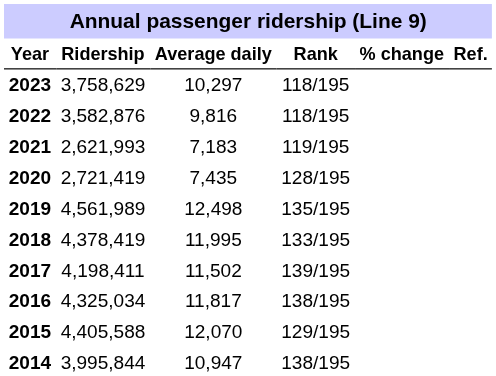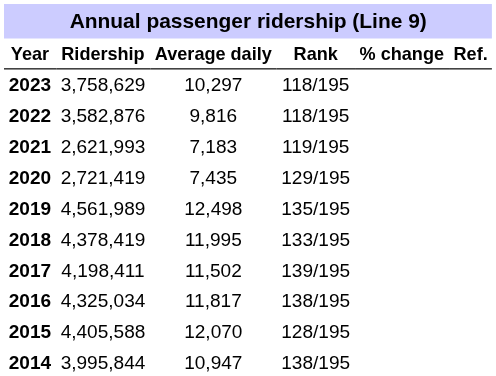(316, 177) 128/195 -> (316, 177) 129/195
(316, 332) 129/195 -> (316, 332) 128/195
